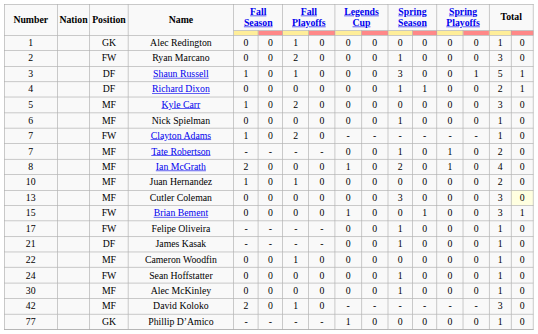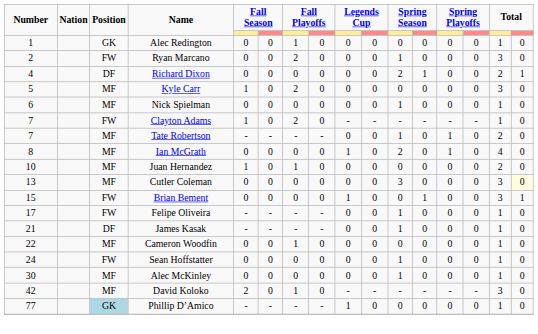- row: (181, 74)
(400, 89) 1 -> (400, 74) 2
(246, 167) 2 -> (246, 151) 0
(109, 321) no background -> (109, 306) lightblue background
